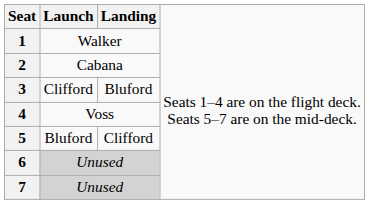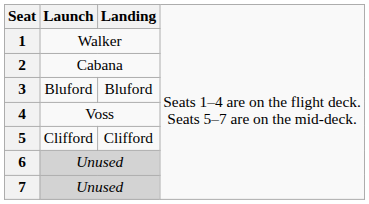(68, 89) Clifford -> (68, 89) Bluford
(68, 138) Bluford -> (68, 138) Clifford
